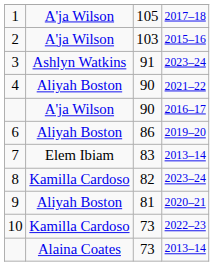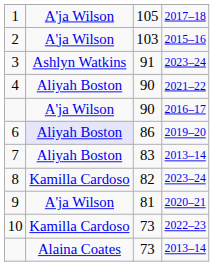(79, 132) no background -> (79, 132) lavender background
(79, 156) Elem Ibiam -> (79, 156) Aliyah Boston
(79, 202) Aliyah Boston -> (79, 202) A'ja Wilson
